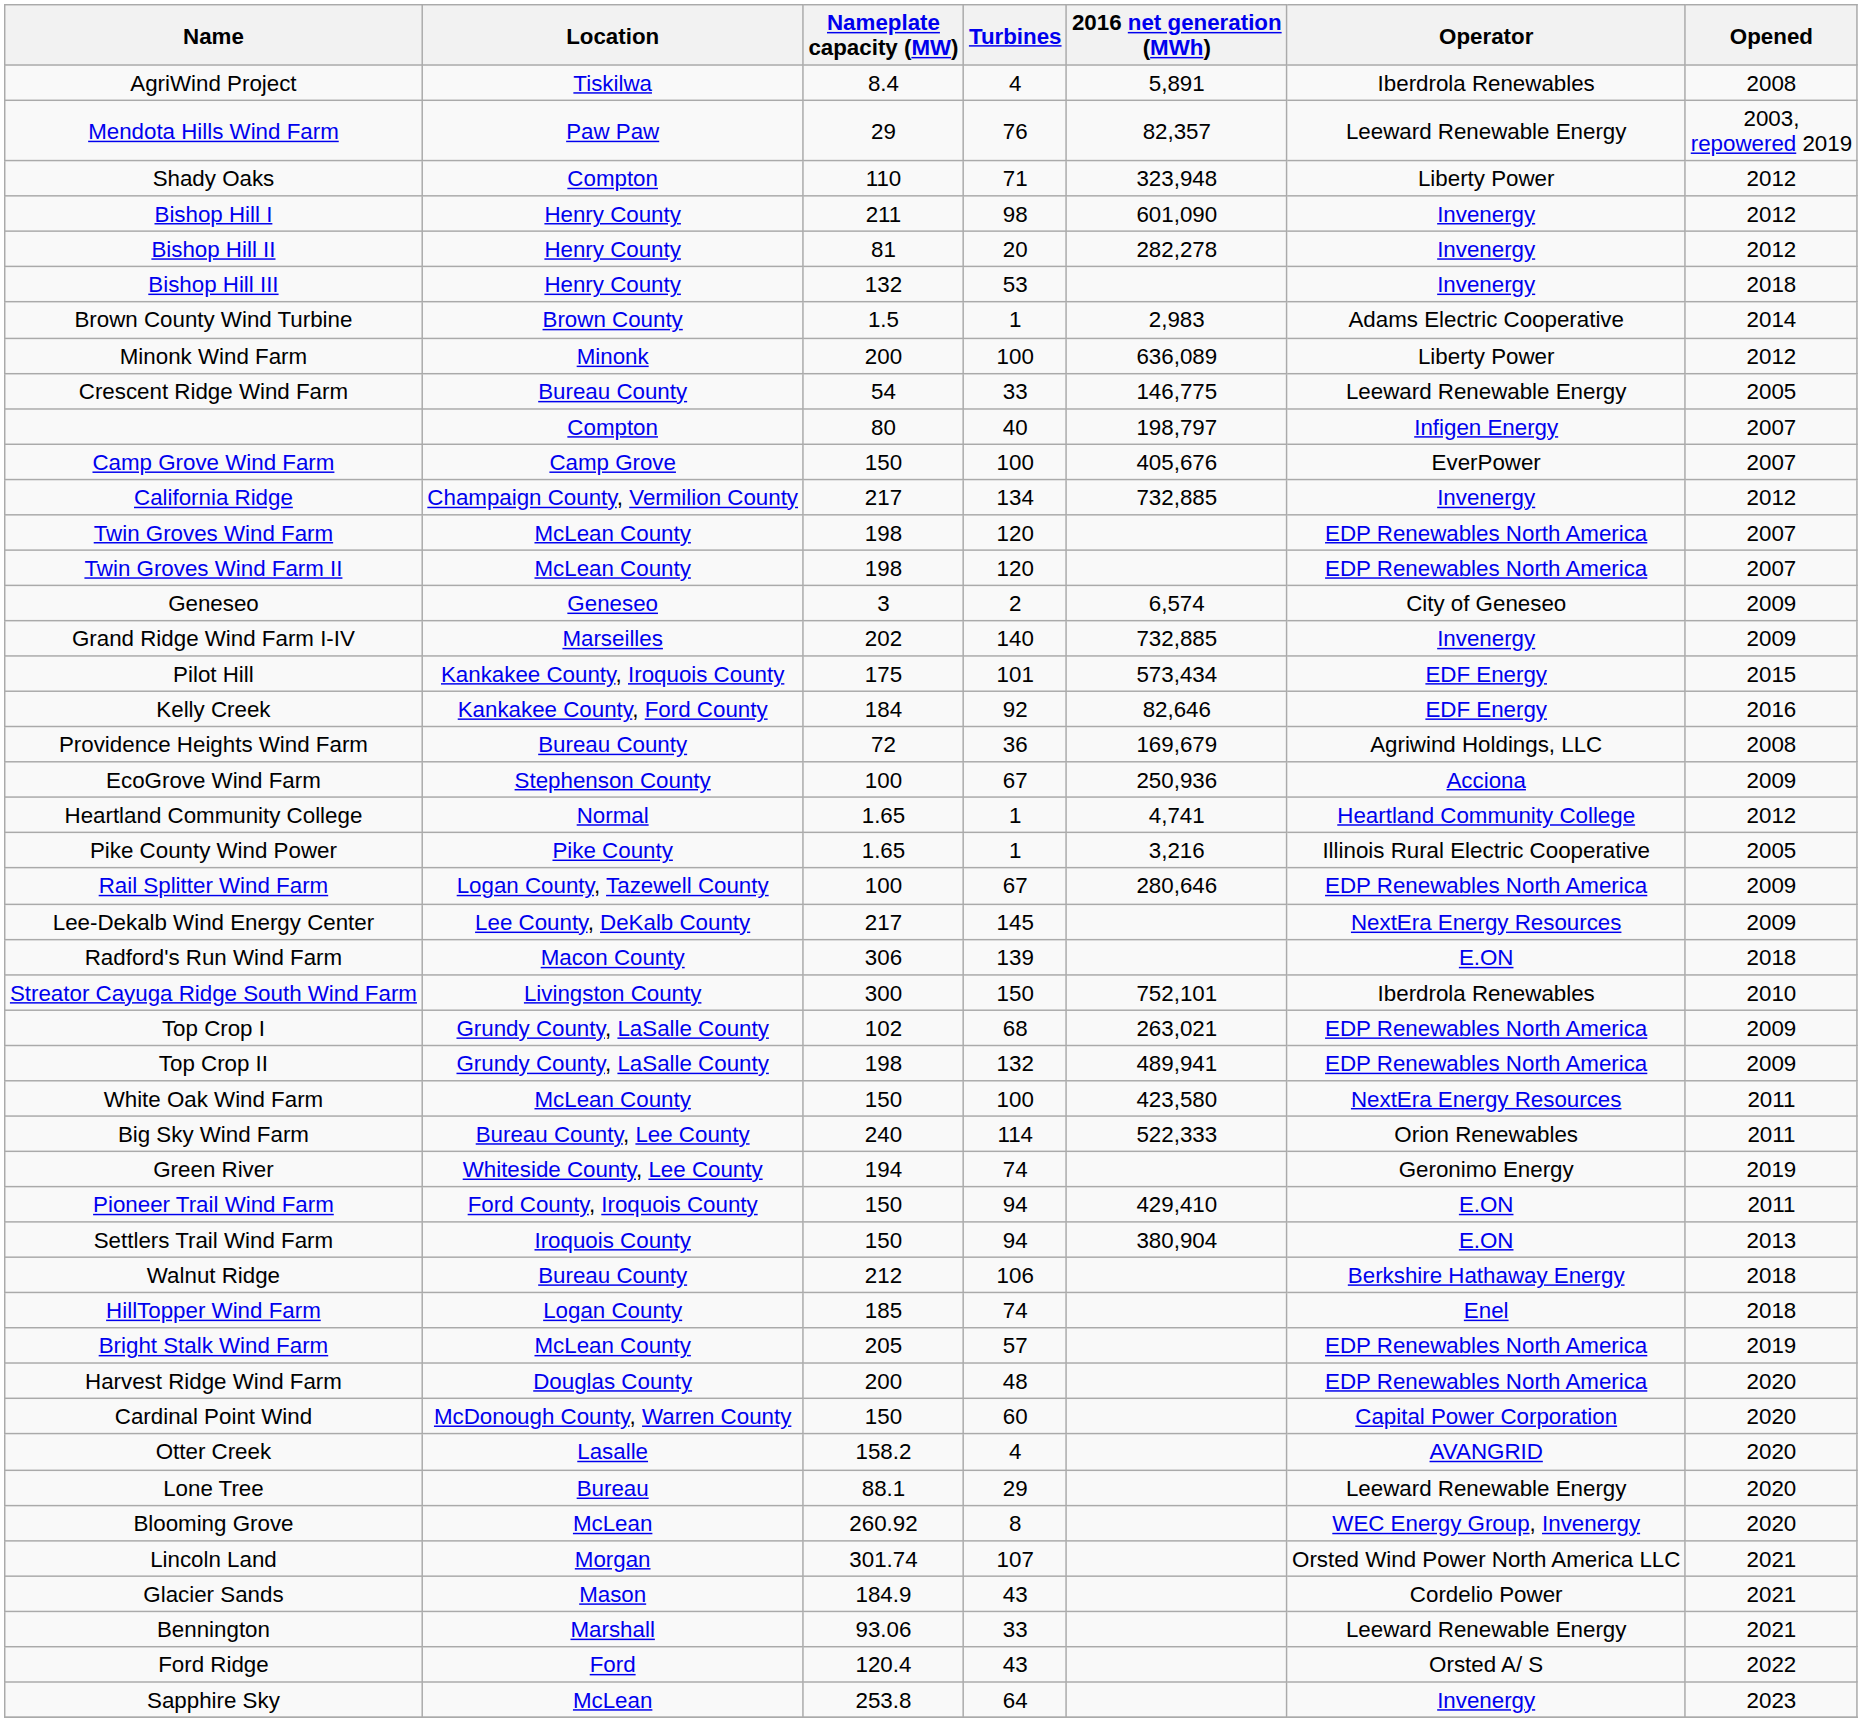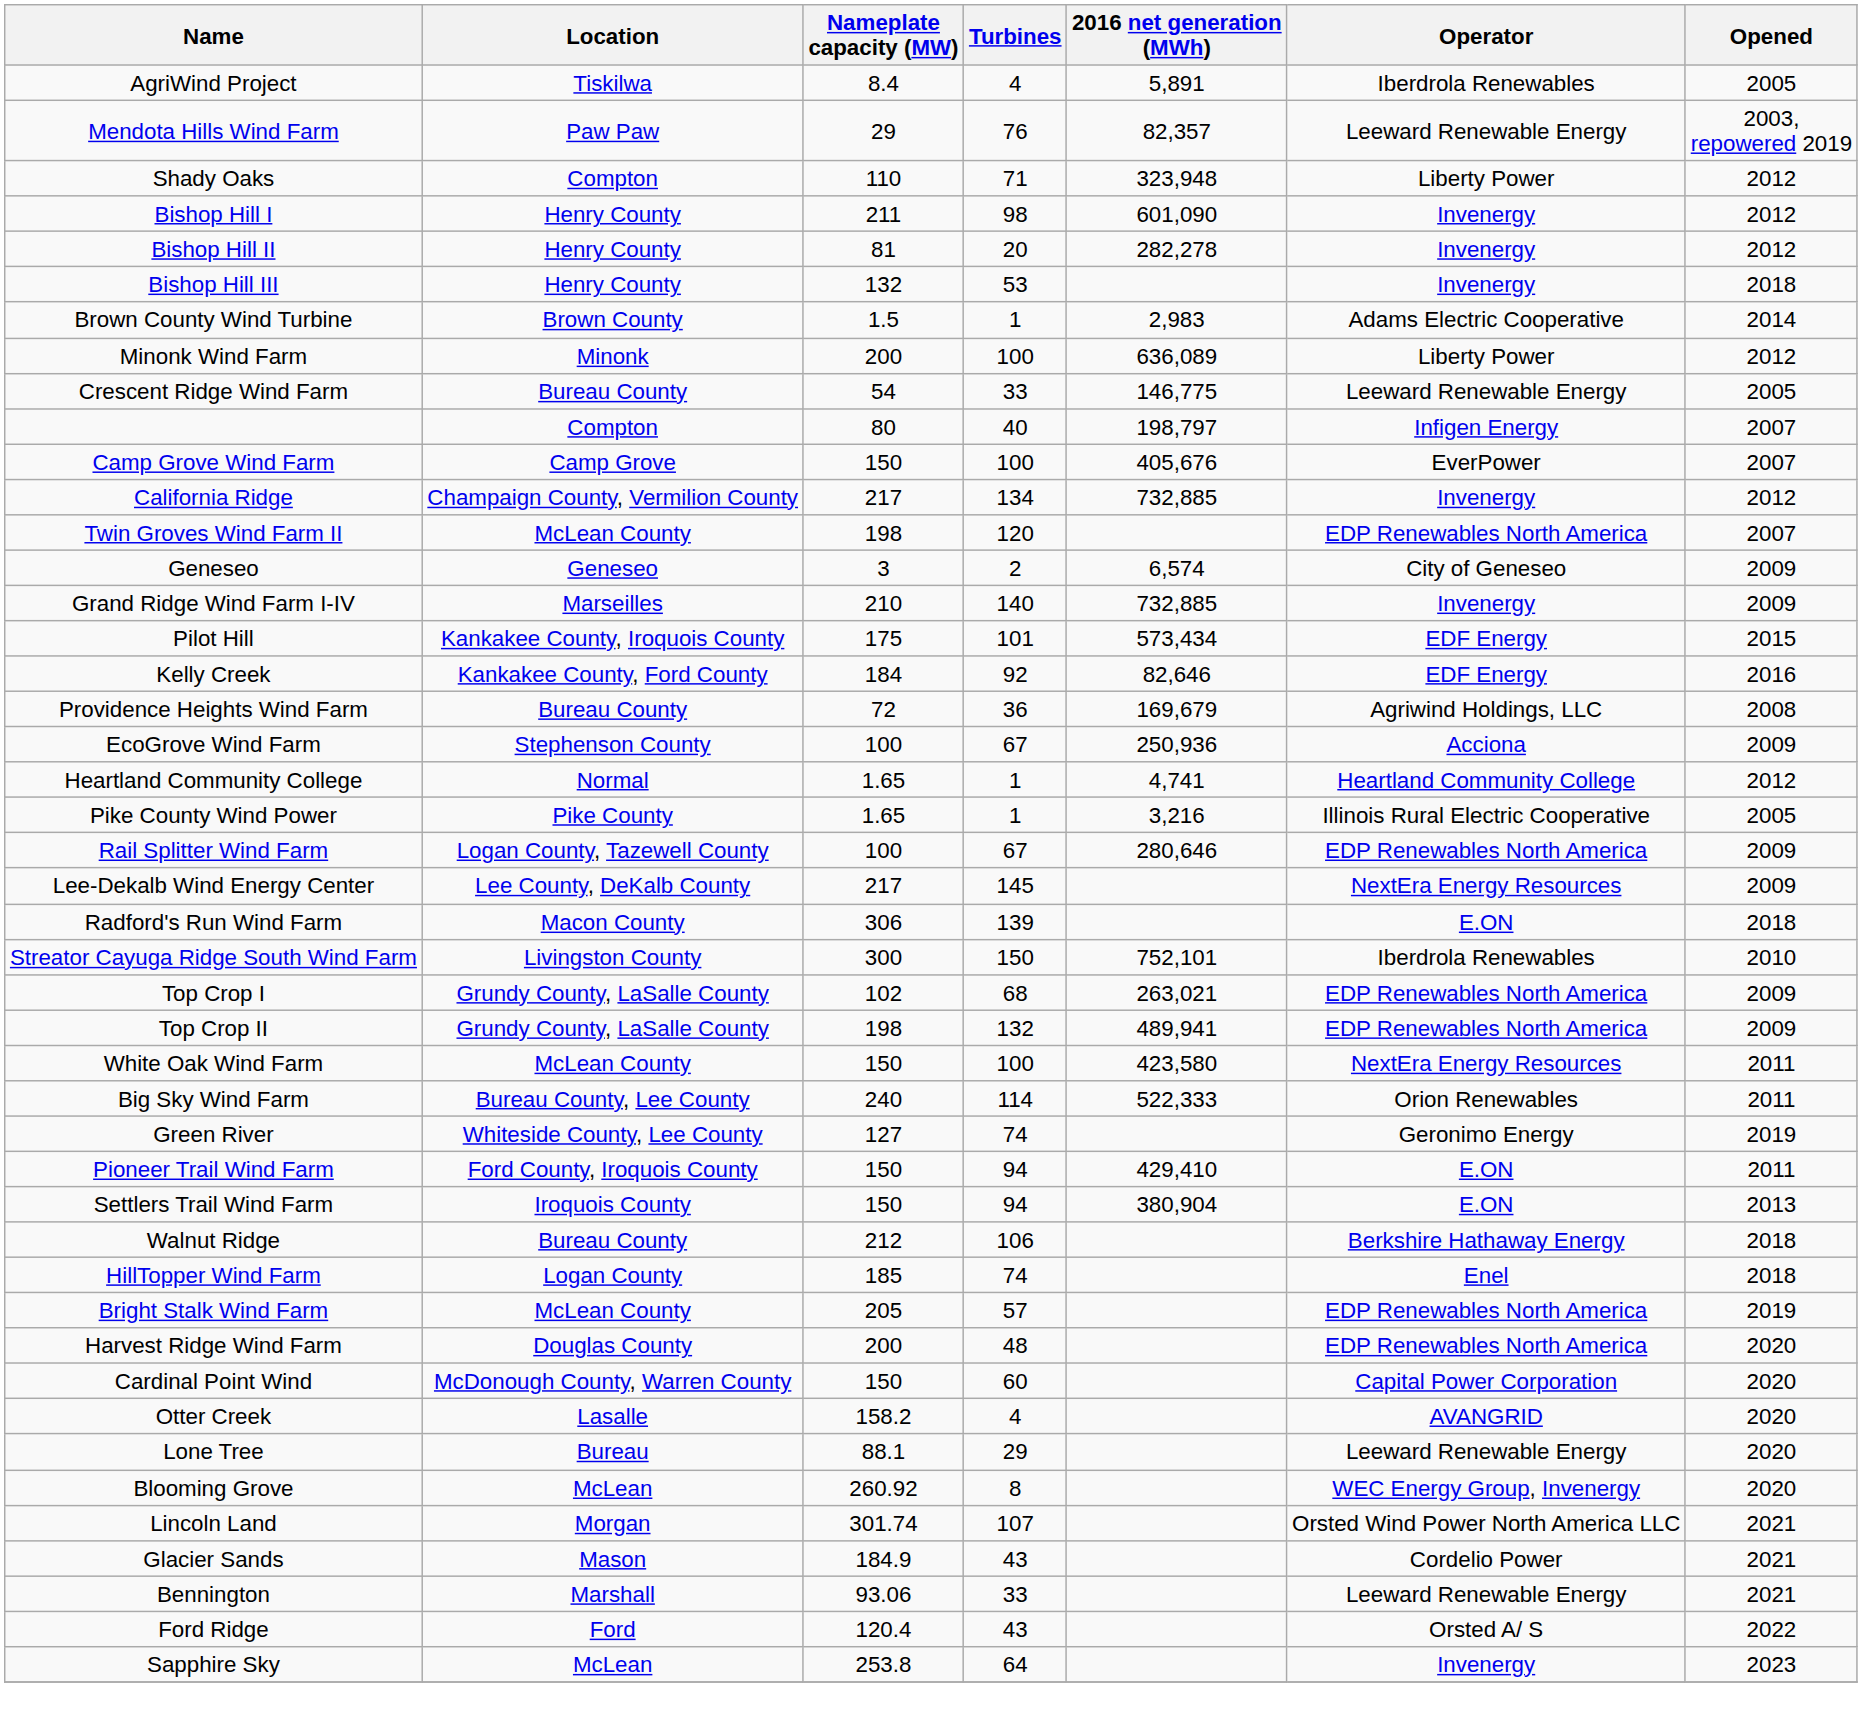(1771, 83) 2008 -> (1771, 83) 2005
- row: (213, 532)
(883, 639) 202 -> (883, 603) 210
(883, 1169) 194 -> (883, 1134) 127
